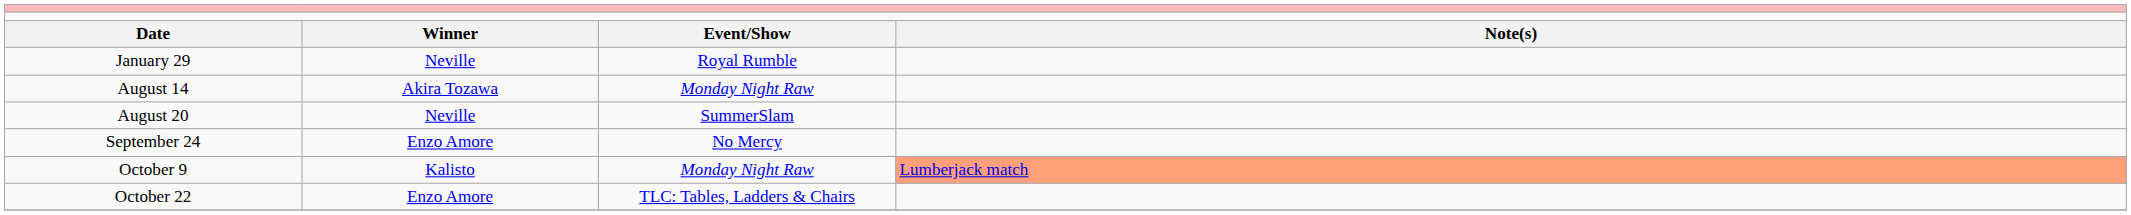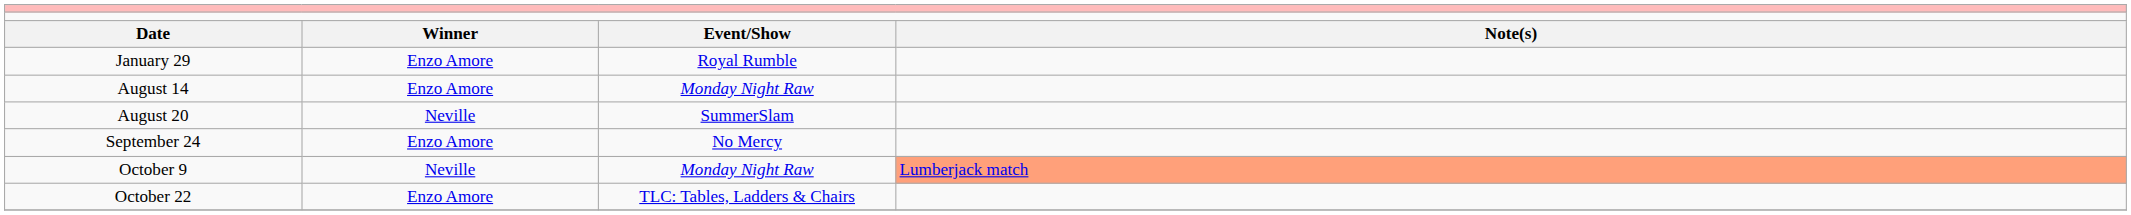(450, 61) Neville -> (450, 61) Enzo Amore
(450, 88) Akira Tozawa -> (450, 88) Enzo Amore
(450, 169) Kalisto -> (450, 169) Neville
